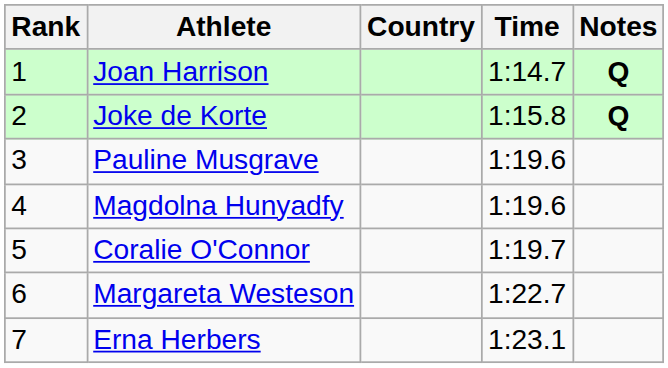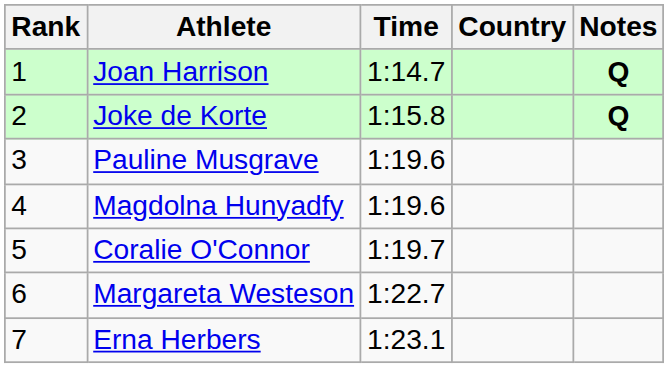columns swapped: (421, 26) <-> (527, 26)
